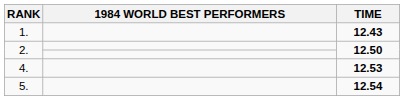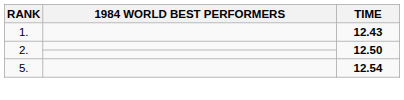- row: (24, 68)
